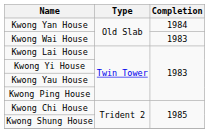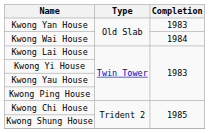(177, 25) 1984 -> (177, 25) 1983
(177, 39) 1983 -> (177, 39) 1984
